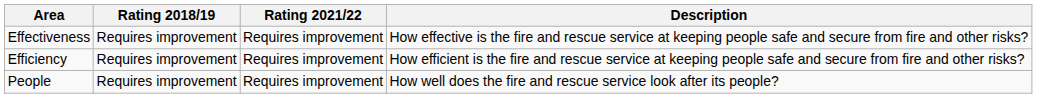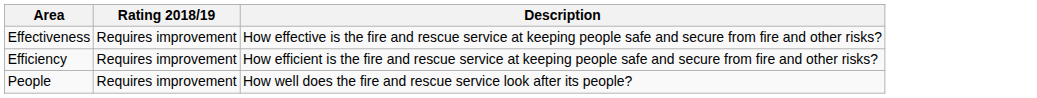- column: (313, 15)
